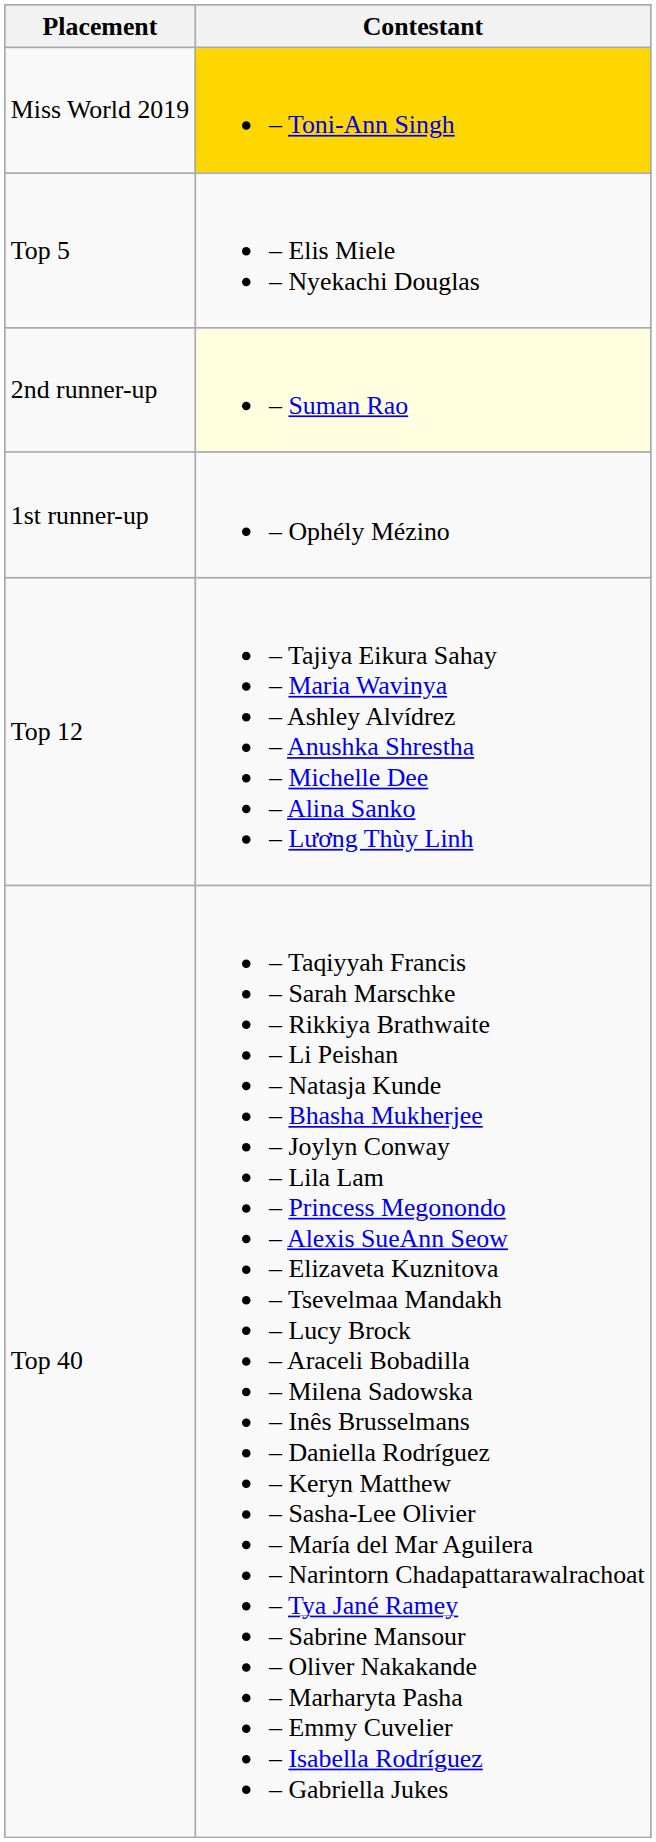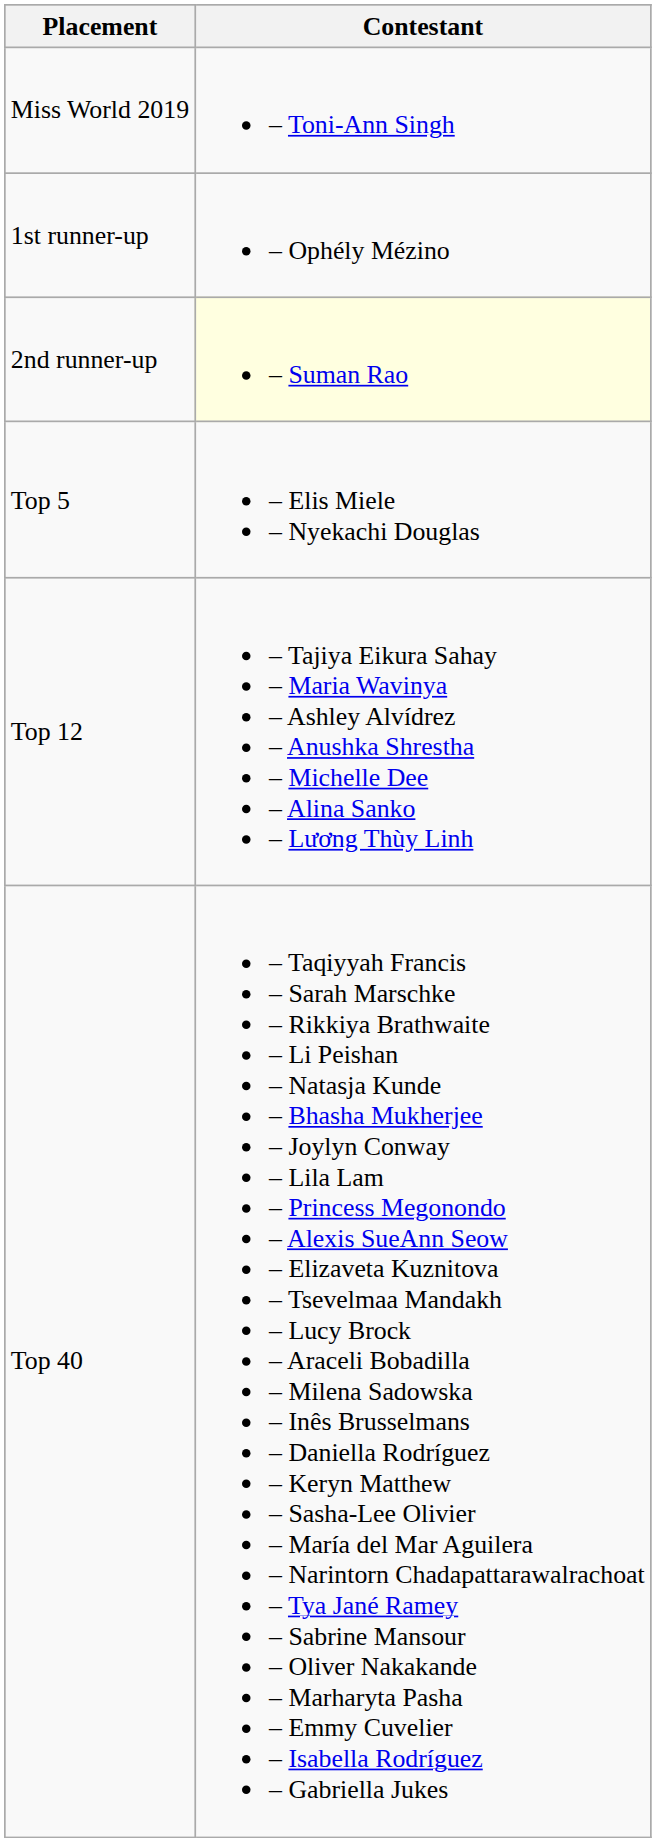(423, 125) gold background -> (423, 125) no background
rows swapped: (80, 514) <-> (40, 249)
